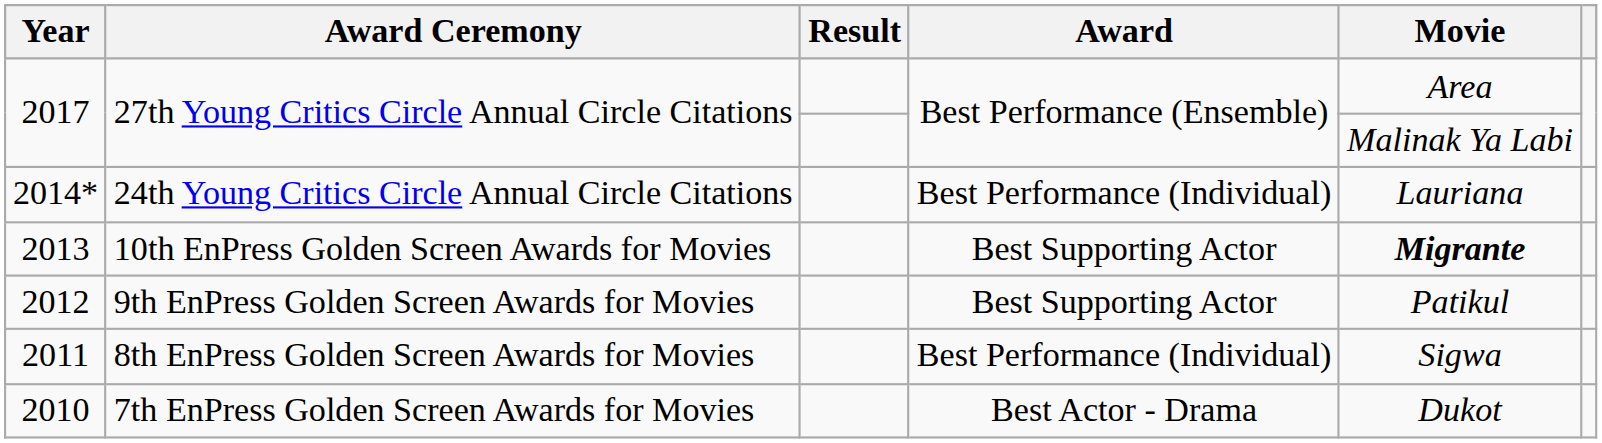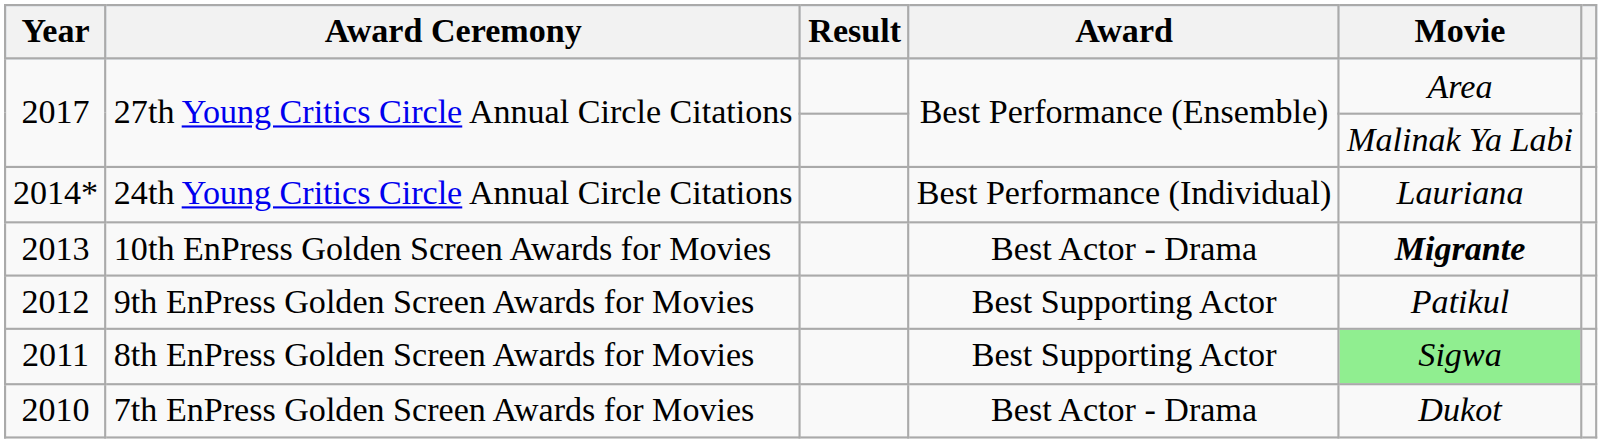(1124, 247) Best Supporting Actor -> (1124, 247) Best Actor - Drama
(1124, 355) Best Performance (Individual) -> (1124, 355) Best Supporting Actor
(1460, 355) no background -> (1460, 355) lightgreen background
